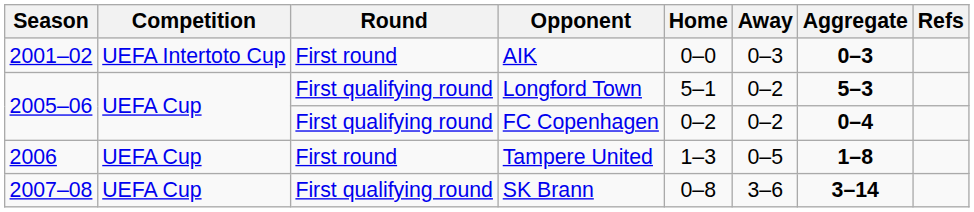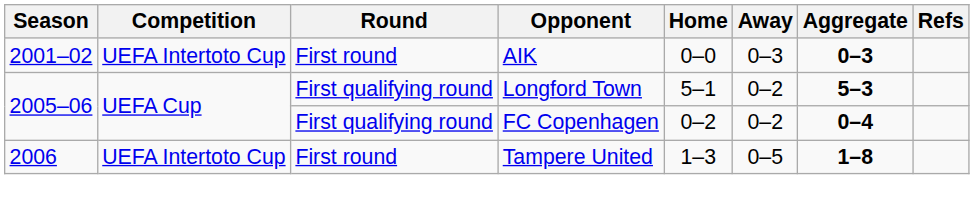(152, 156) UEFA Cup -> (194, 156) UEFA Intertoto Cup
- row: (548, 190)
